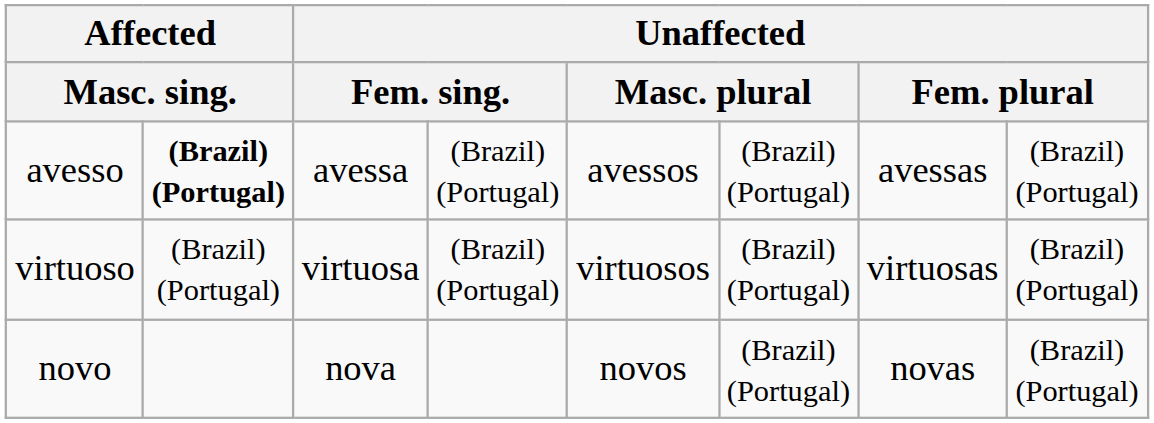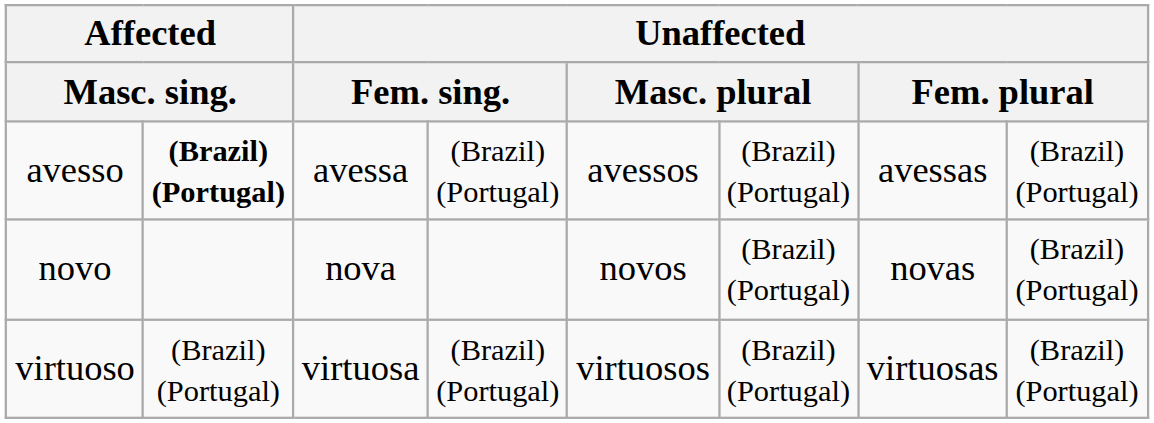rows swapped: (75, 367) <-> (75, 268)
